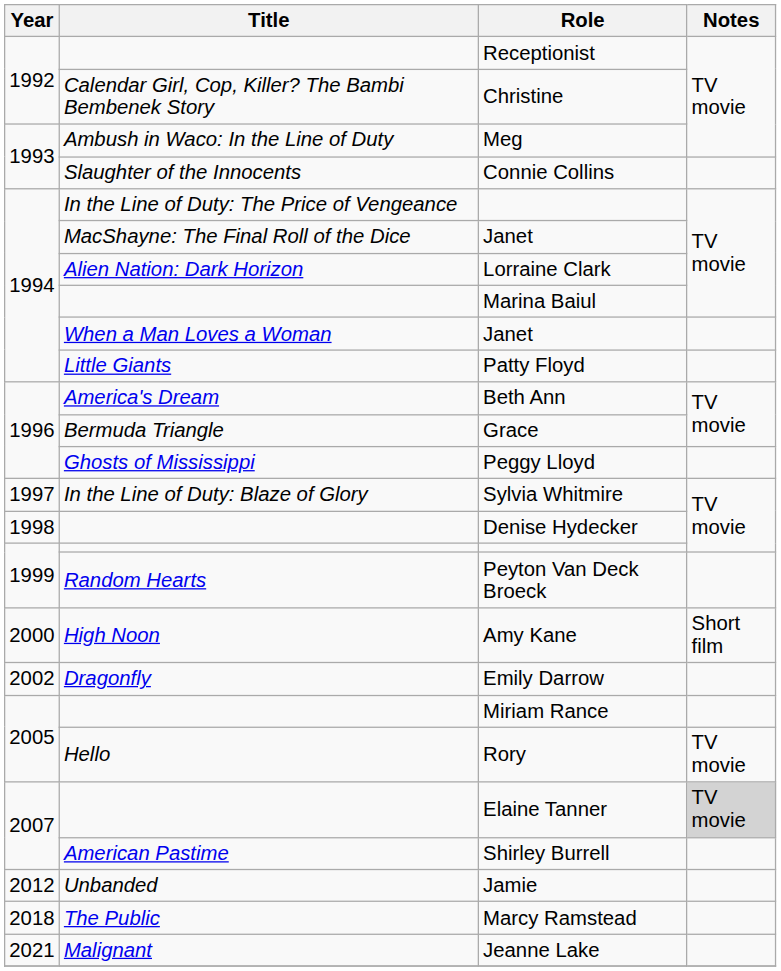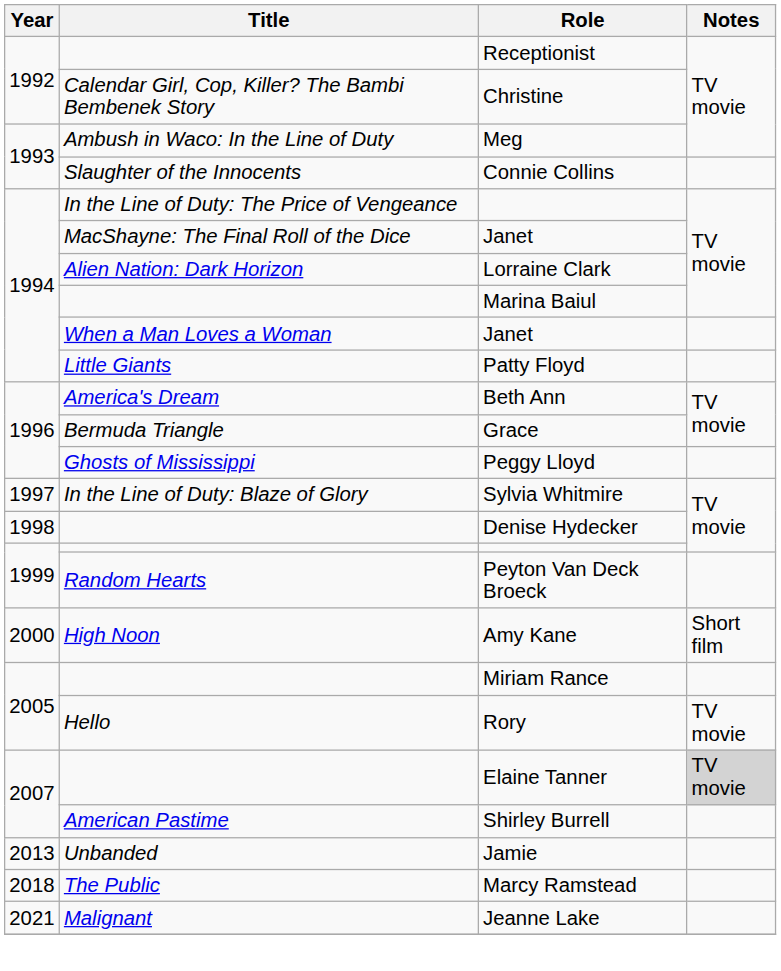- row: (107, 678)
(32, 885) 2012 -> (32, 853) 2013
